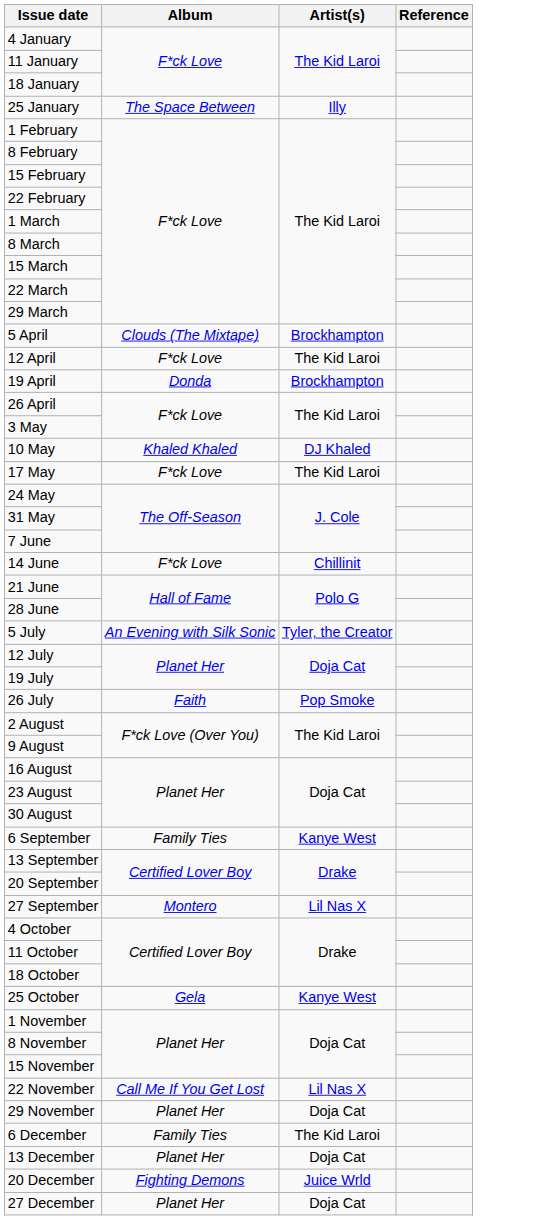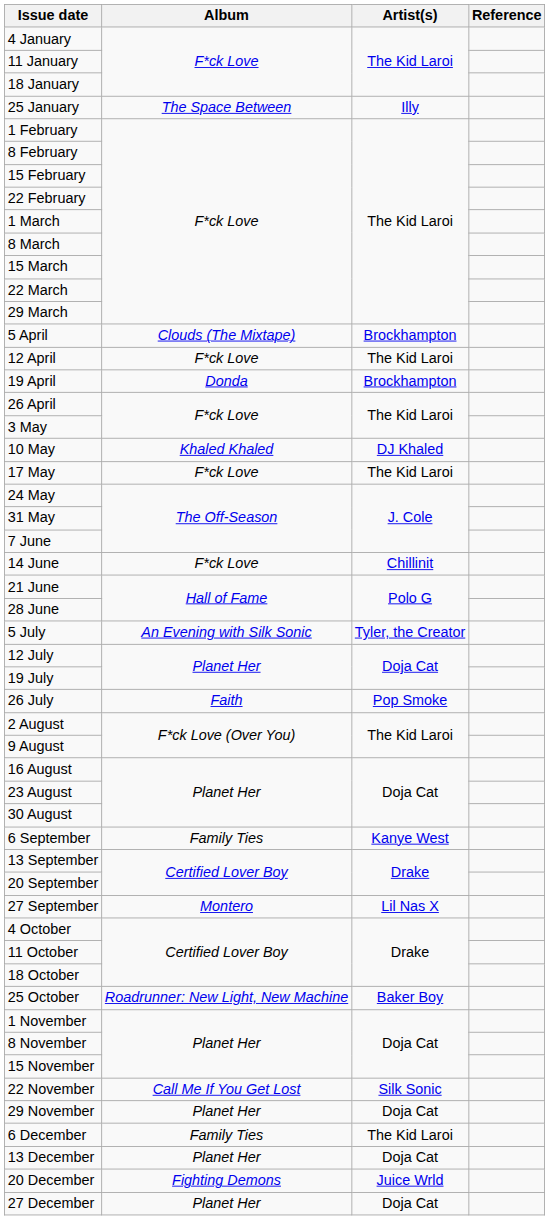(190, 997) Gela -> (227, 997) Roadrunner: New Light, New Machine
(337, 997) Kanye West -> (410, 997) Baker Boy
(337, 1089) Lil Nas X -> (410, 1089) Silk Sonic
